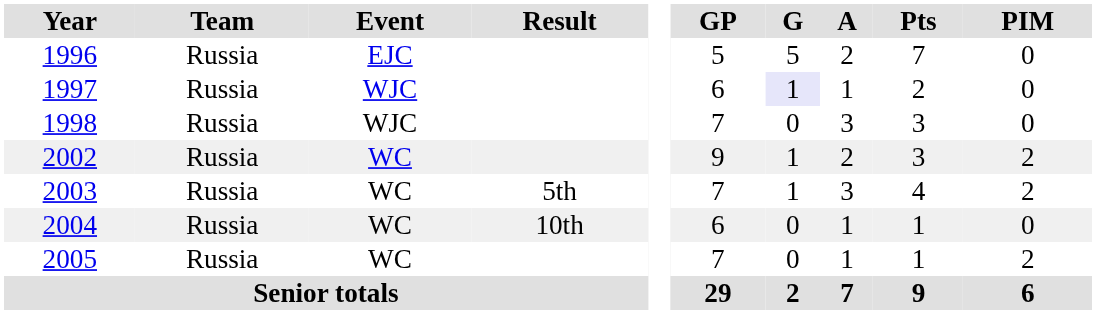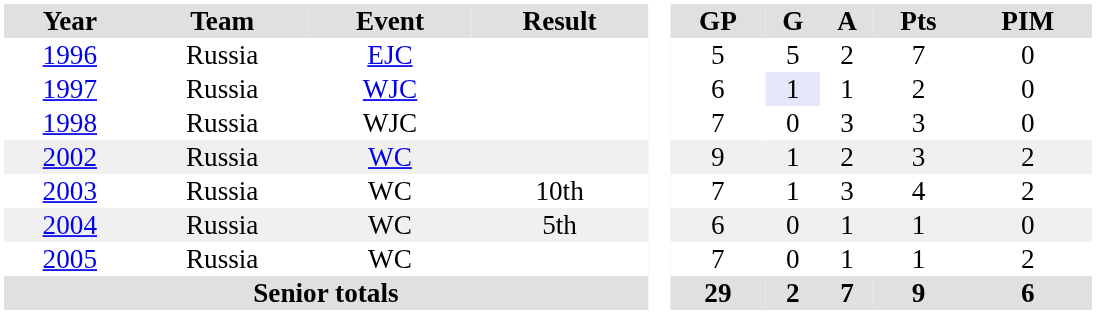(560, 190) 5th -> (560, 190) 10th
(560, 224) 10th -> (560, 224) 5th
